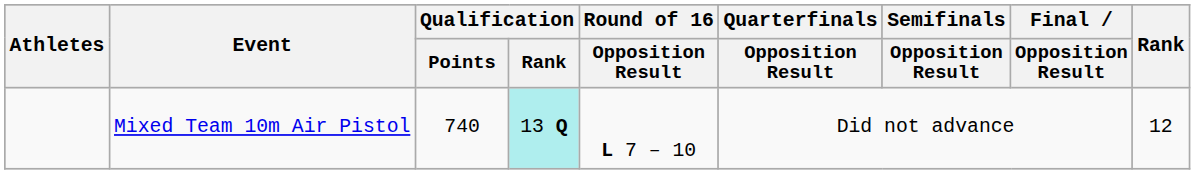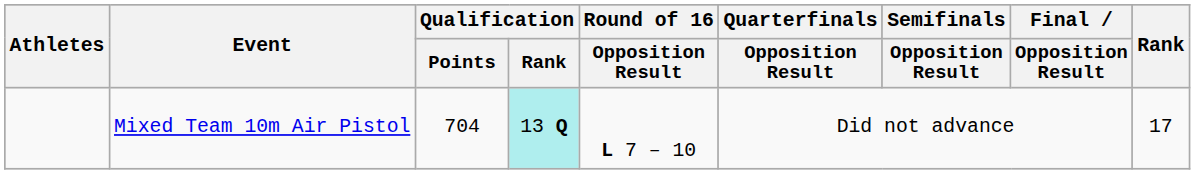(462, 128) 740 -> (462, 128) 704
(1161, 128) 12 -> (1161, 128) 17
